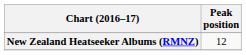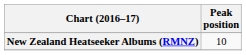(221, 41) 12 -> (221, 41) 10
